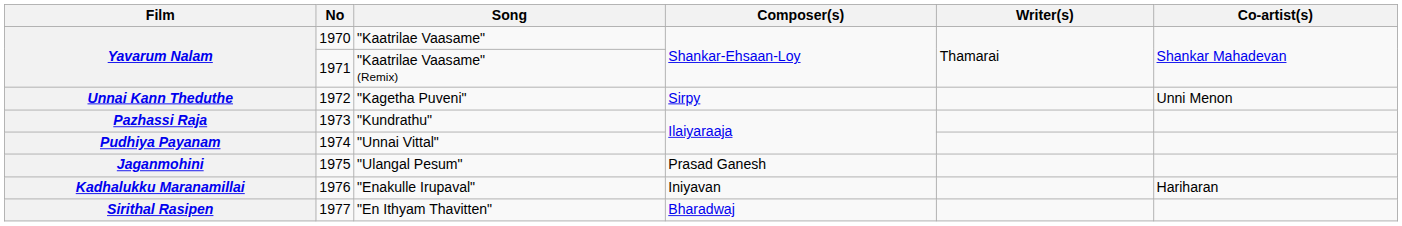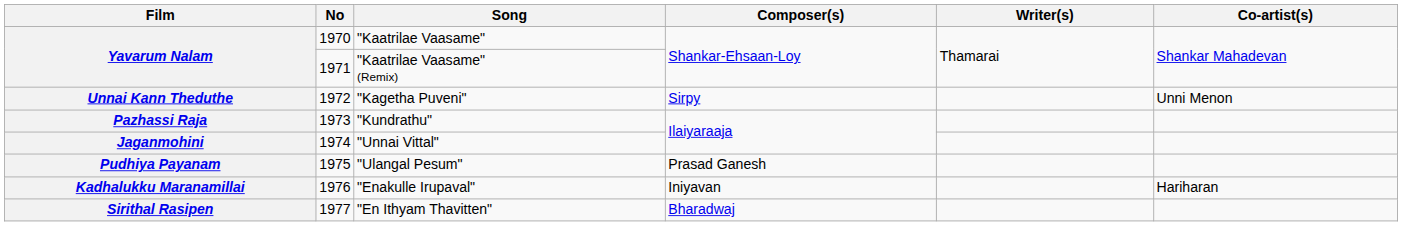(160, 143) Pudhiya Payanam -> (160, 143) Jaganmohini
(160, 165) Jaganmohini -> (160, 165) Pudhiya Payanam
